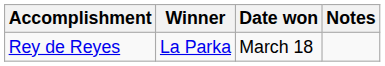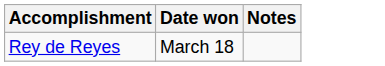- column: (195, 18)
